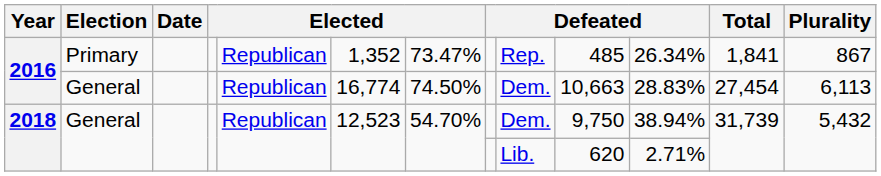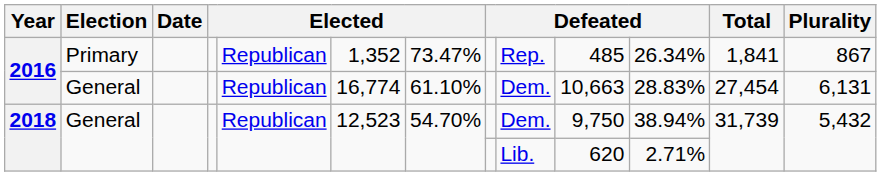(446, 87) 74.50% -> (446, 87) 61.10%
(846, 87) 6,113 -> (845, 87) 6,131
